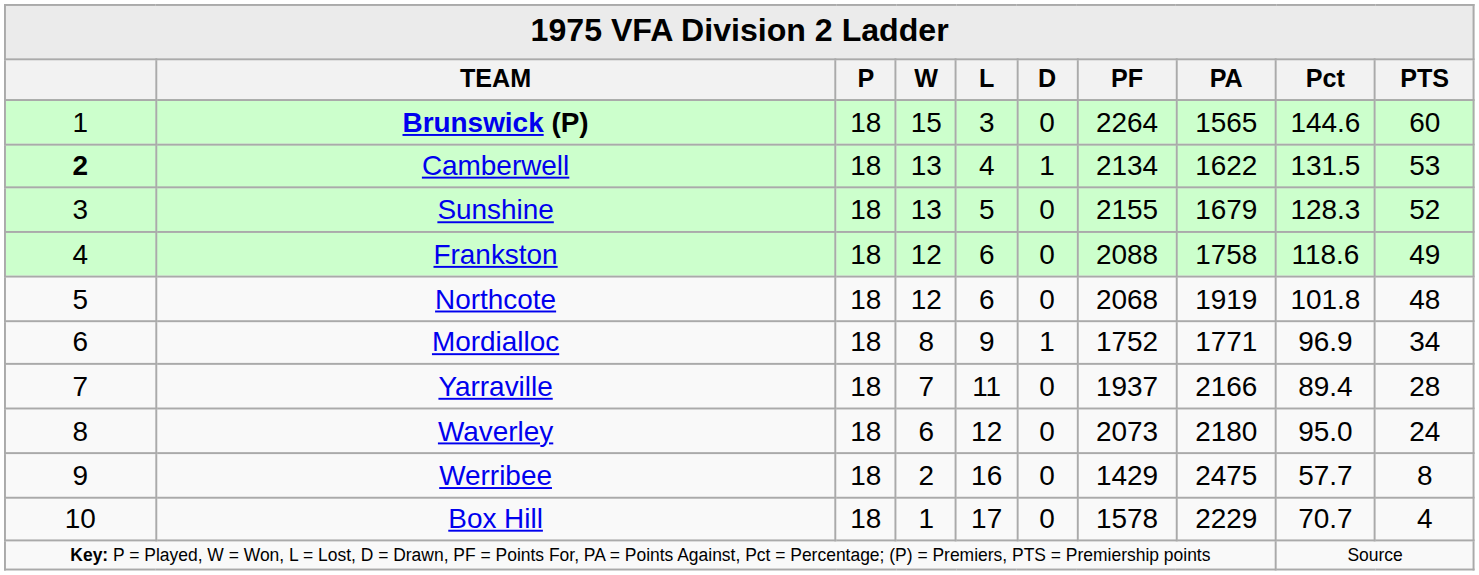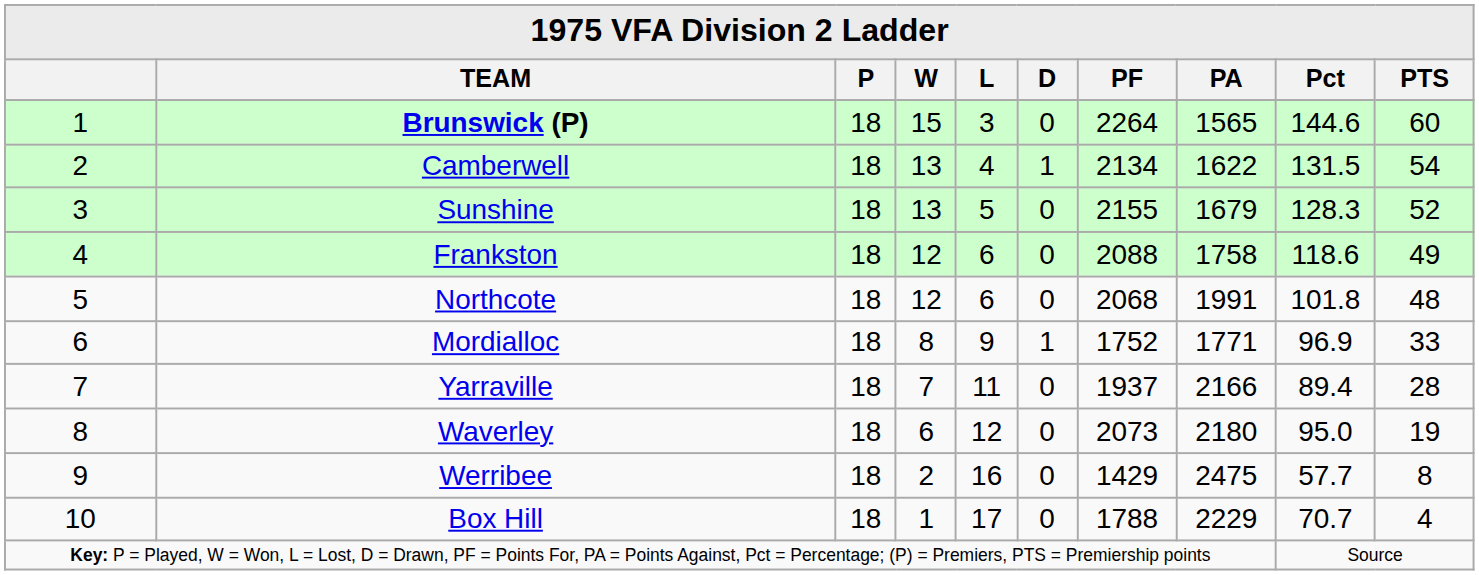(80, 166) bold -> (80, 166) normal
(1425, 166) 53 -> (1425, 166) 54
(1226, 299) 1919 -> (1226, 299) 1991
(1425, 343) 34 -> (1425, 343) 33
(1425, 431) 24 -> (1425, 431) 19
(1127, 519) 1578 -> (1127, 519) 1788
